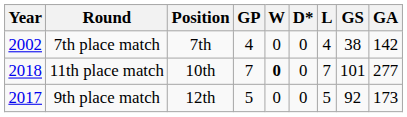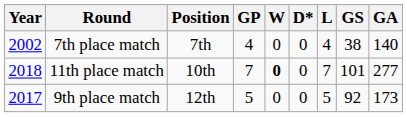(386, 44) 142 -> (386, 44) 140
